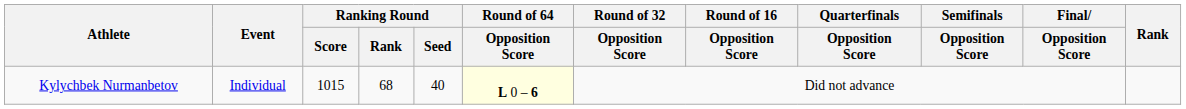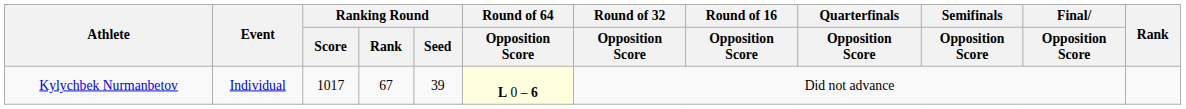(331, 85) 1015 -> (331, 85) 1017
(386, 85) 68 -> (386, 85) 67
(438, 85) 40 -> (438, 85) 39
